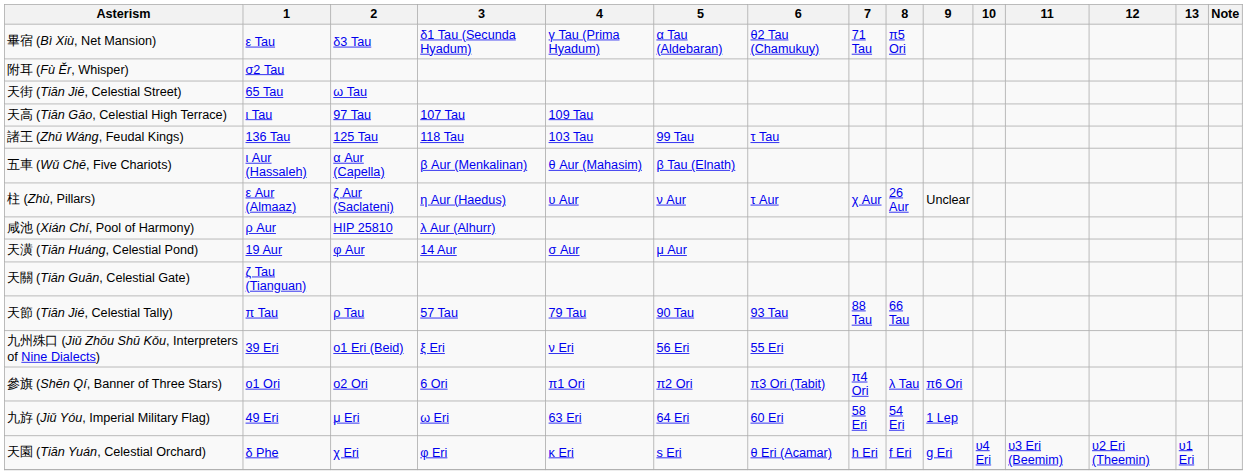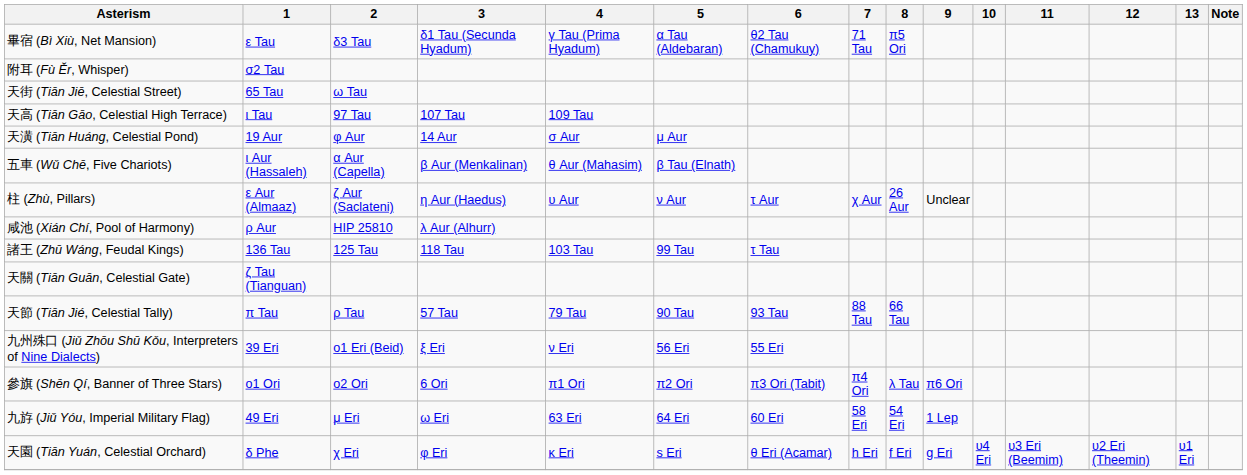rows swapped: (95, 136) <-> (103, 250)
